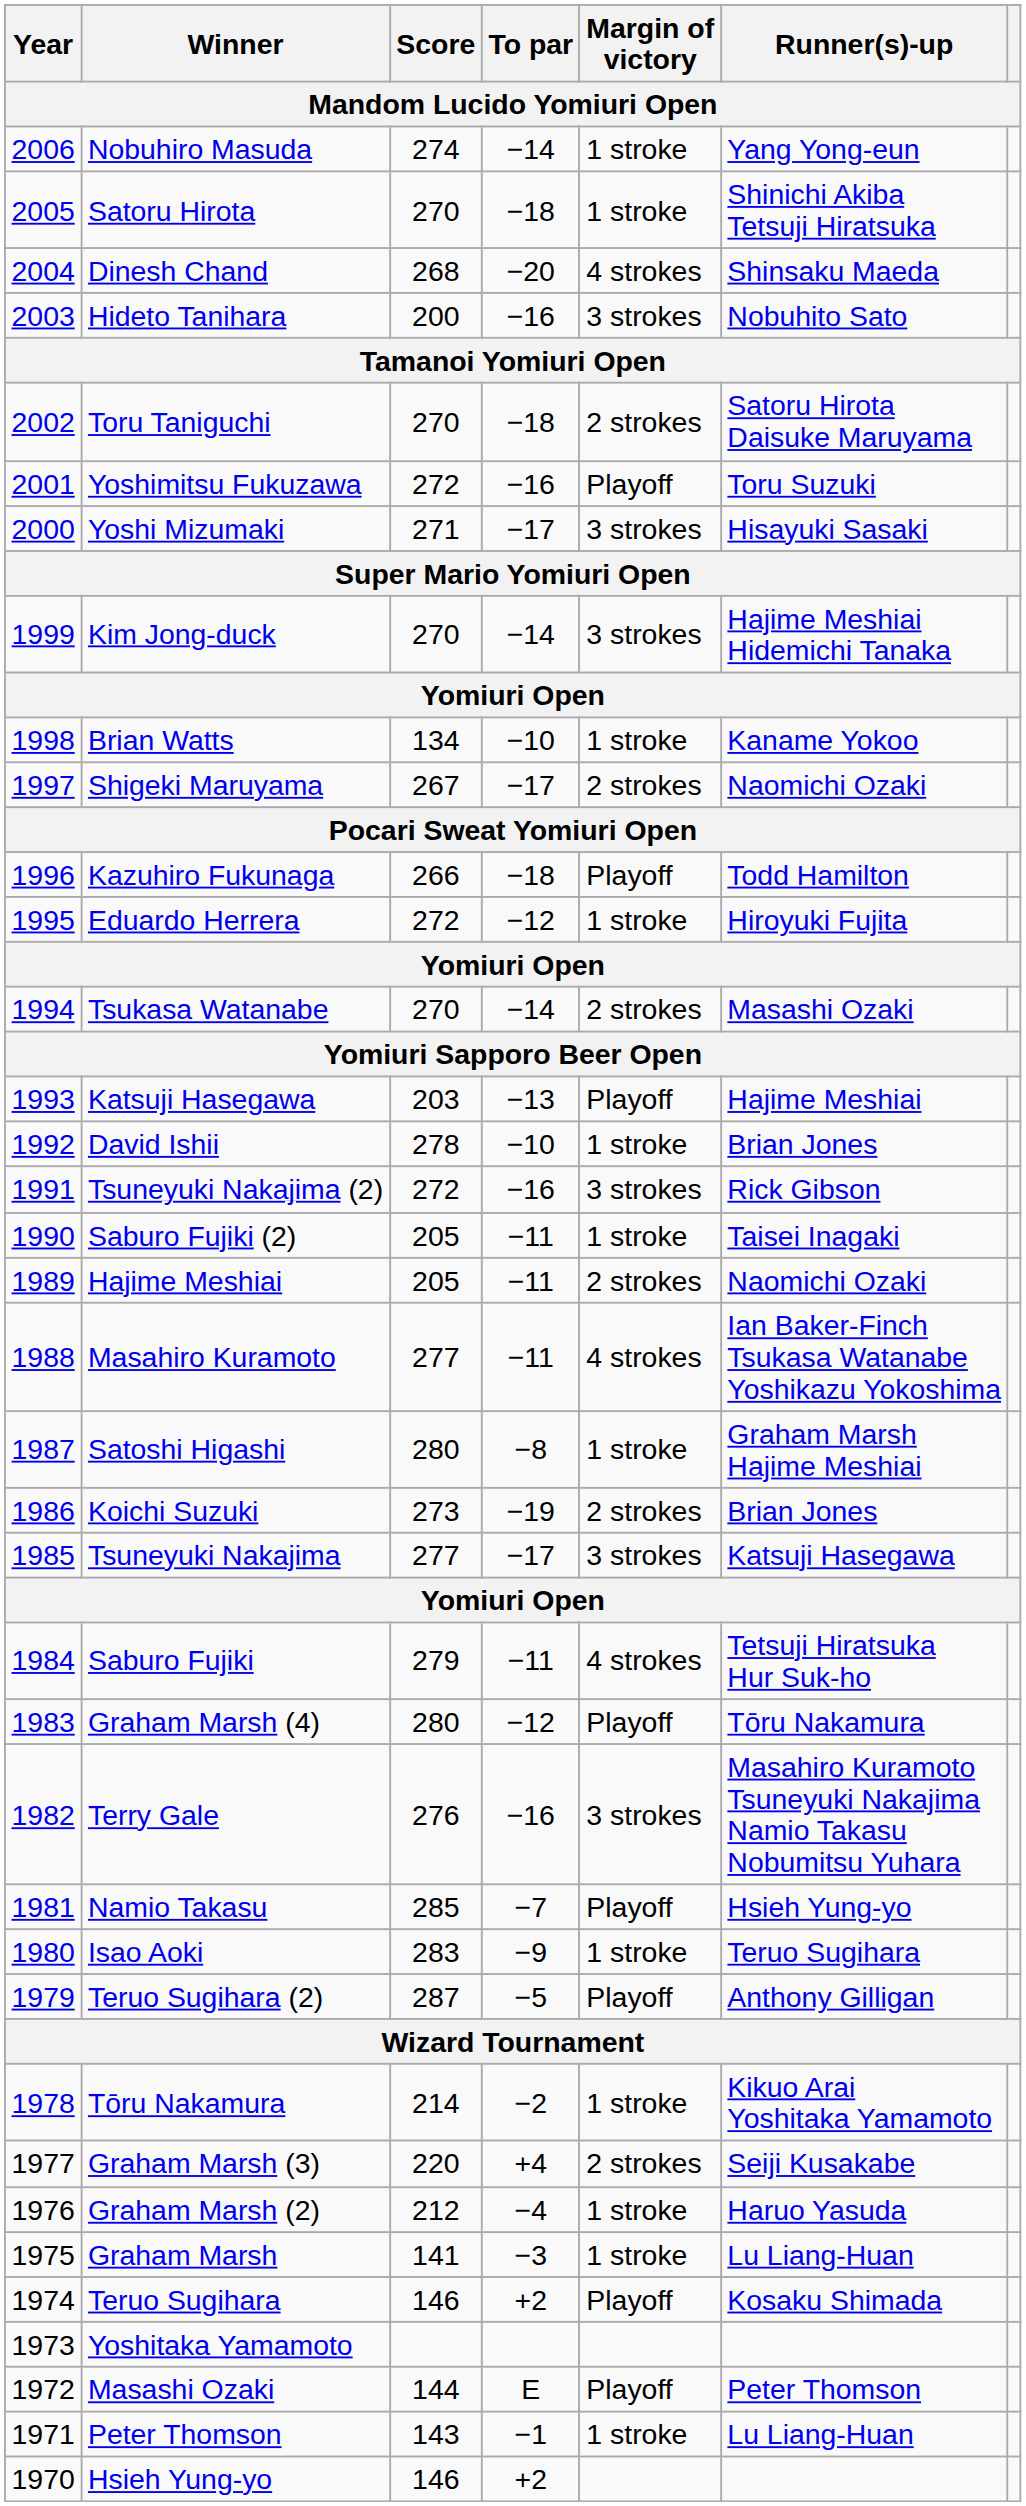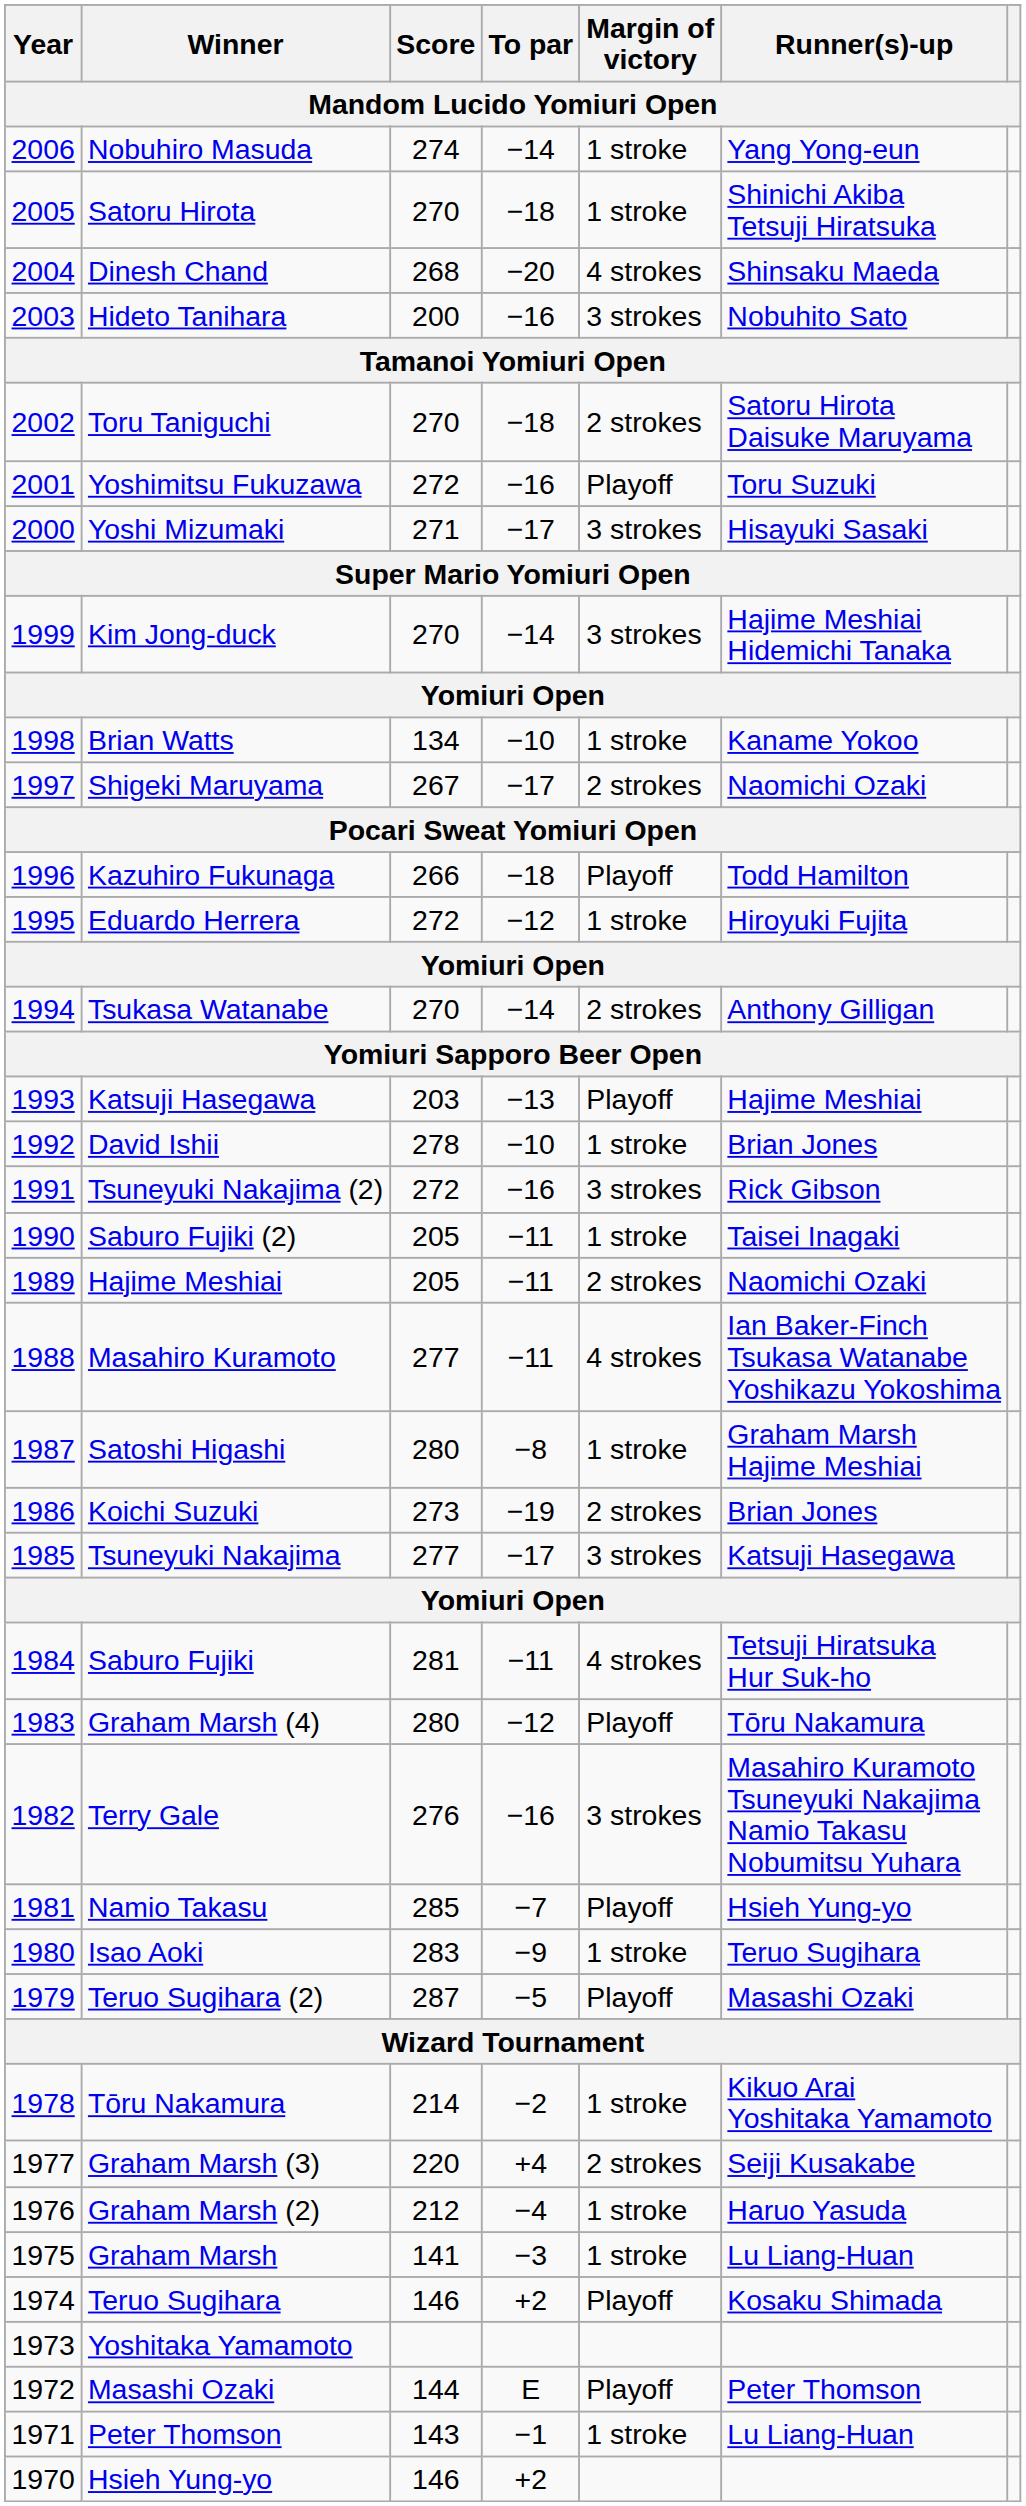(821, 1010) Masashi Ozaki -> (831, 1010) Anthony Gilligan
(436, 1661) 279 -> (436, 1661) 281
(831, 1997) Anthony Gilligan -> (821, 1997) Masashi Ozaki
